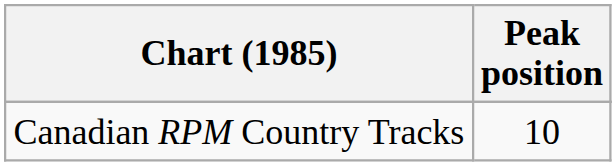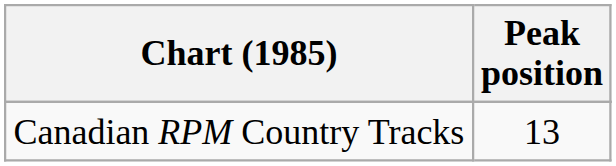(542, 130) 10 -> (542, 130) 13
